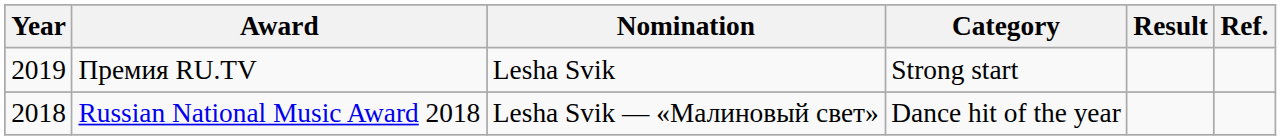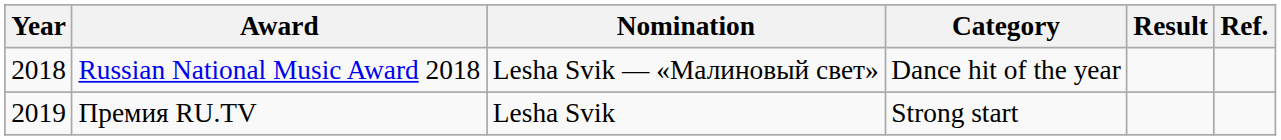rows swapped: (279, 112) <-> (168, 69)
